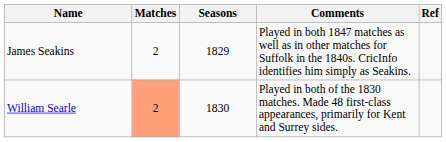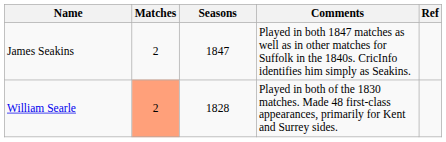(218, 51) 1829 -> (218, 51) 1847
(218, 108) 1830 -> (218, 108) 1828
